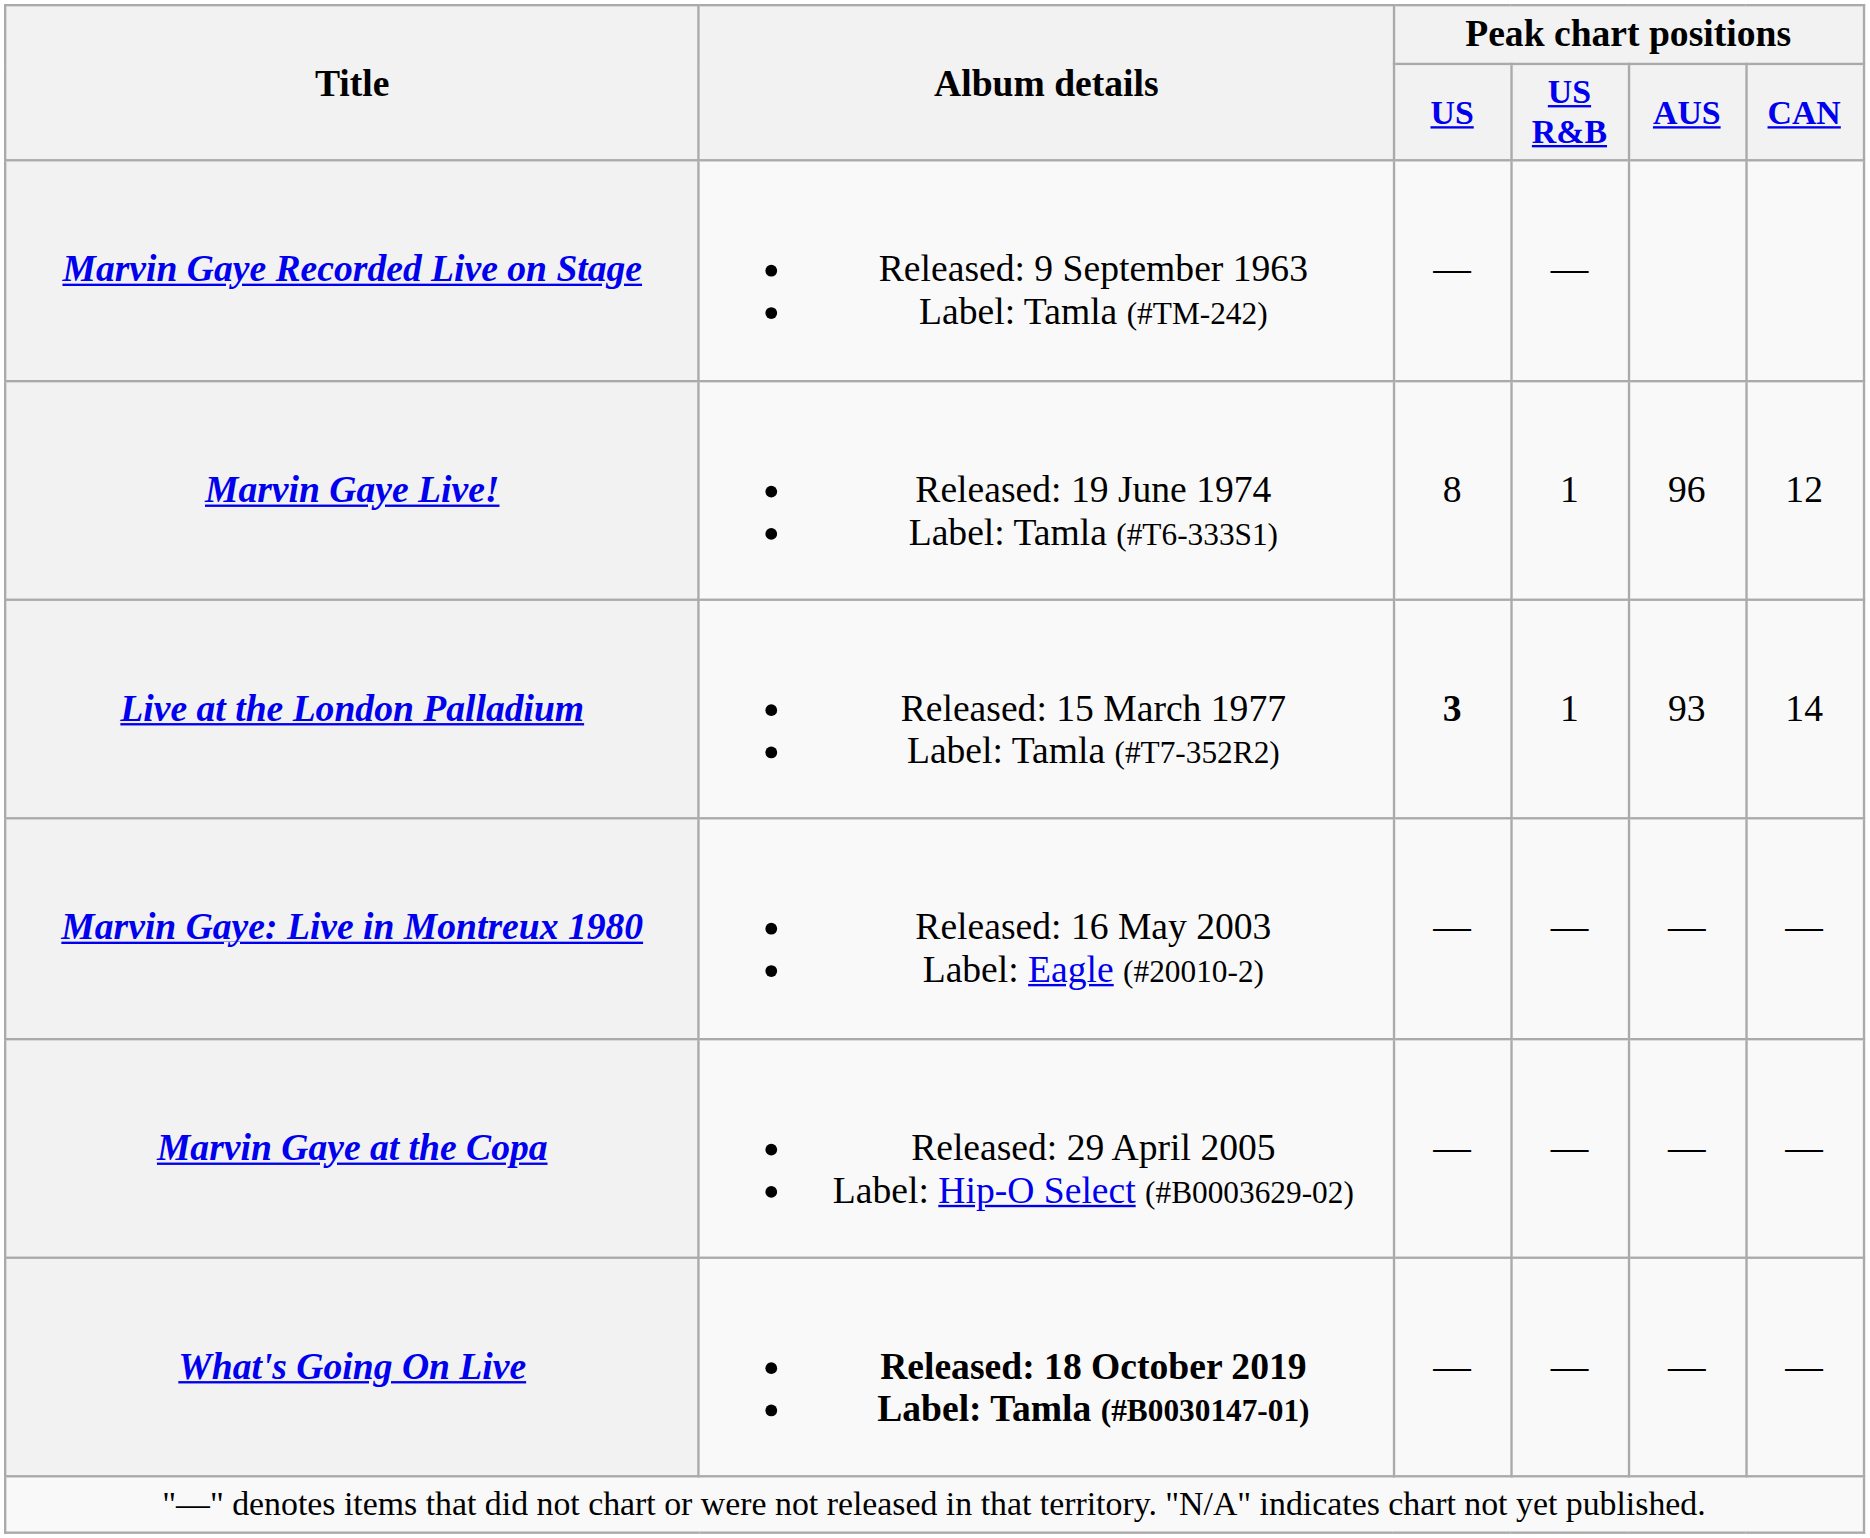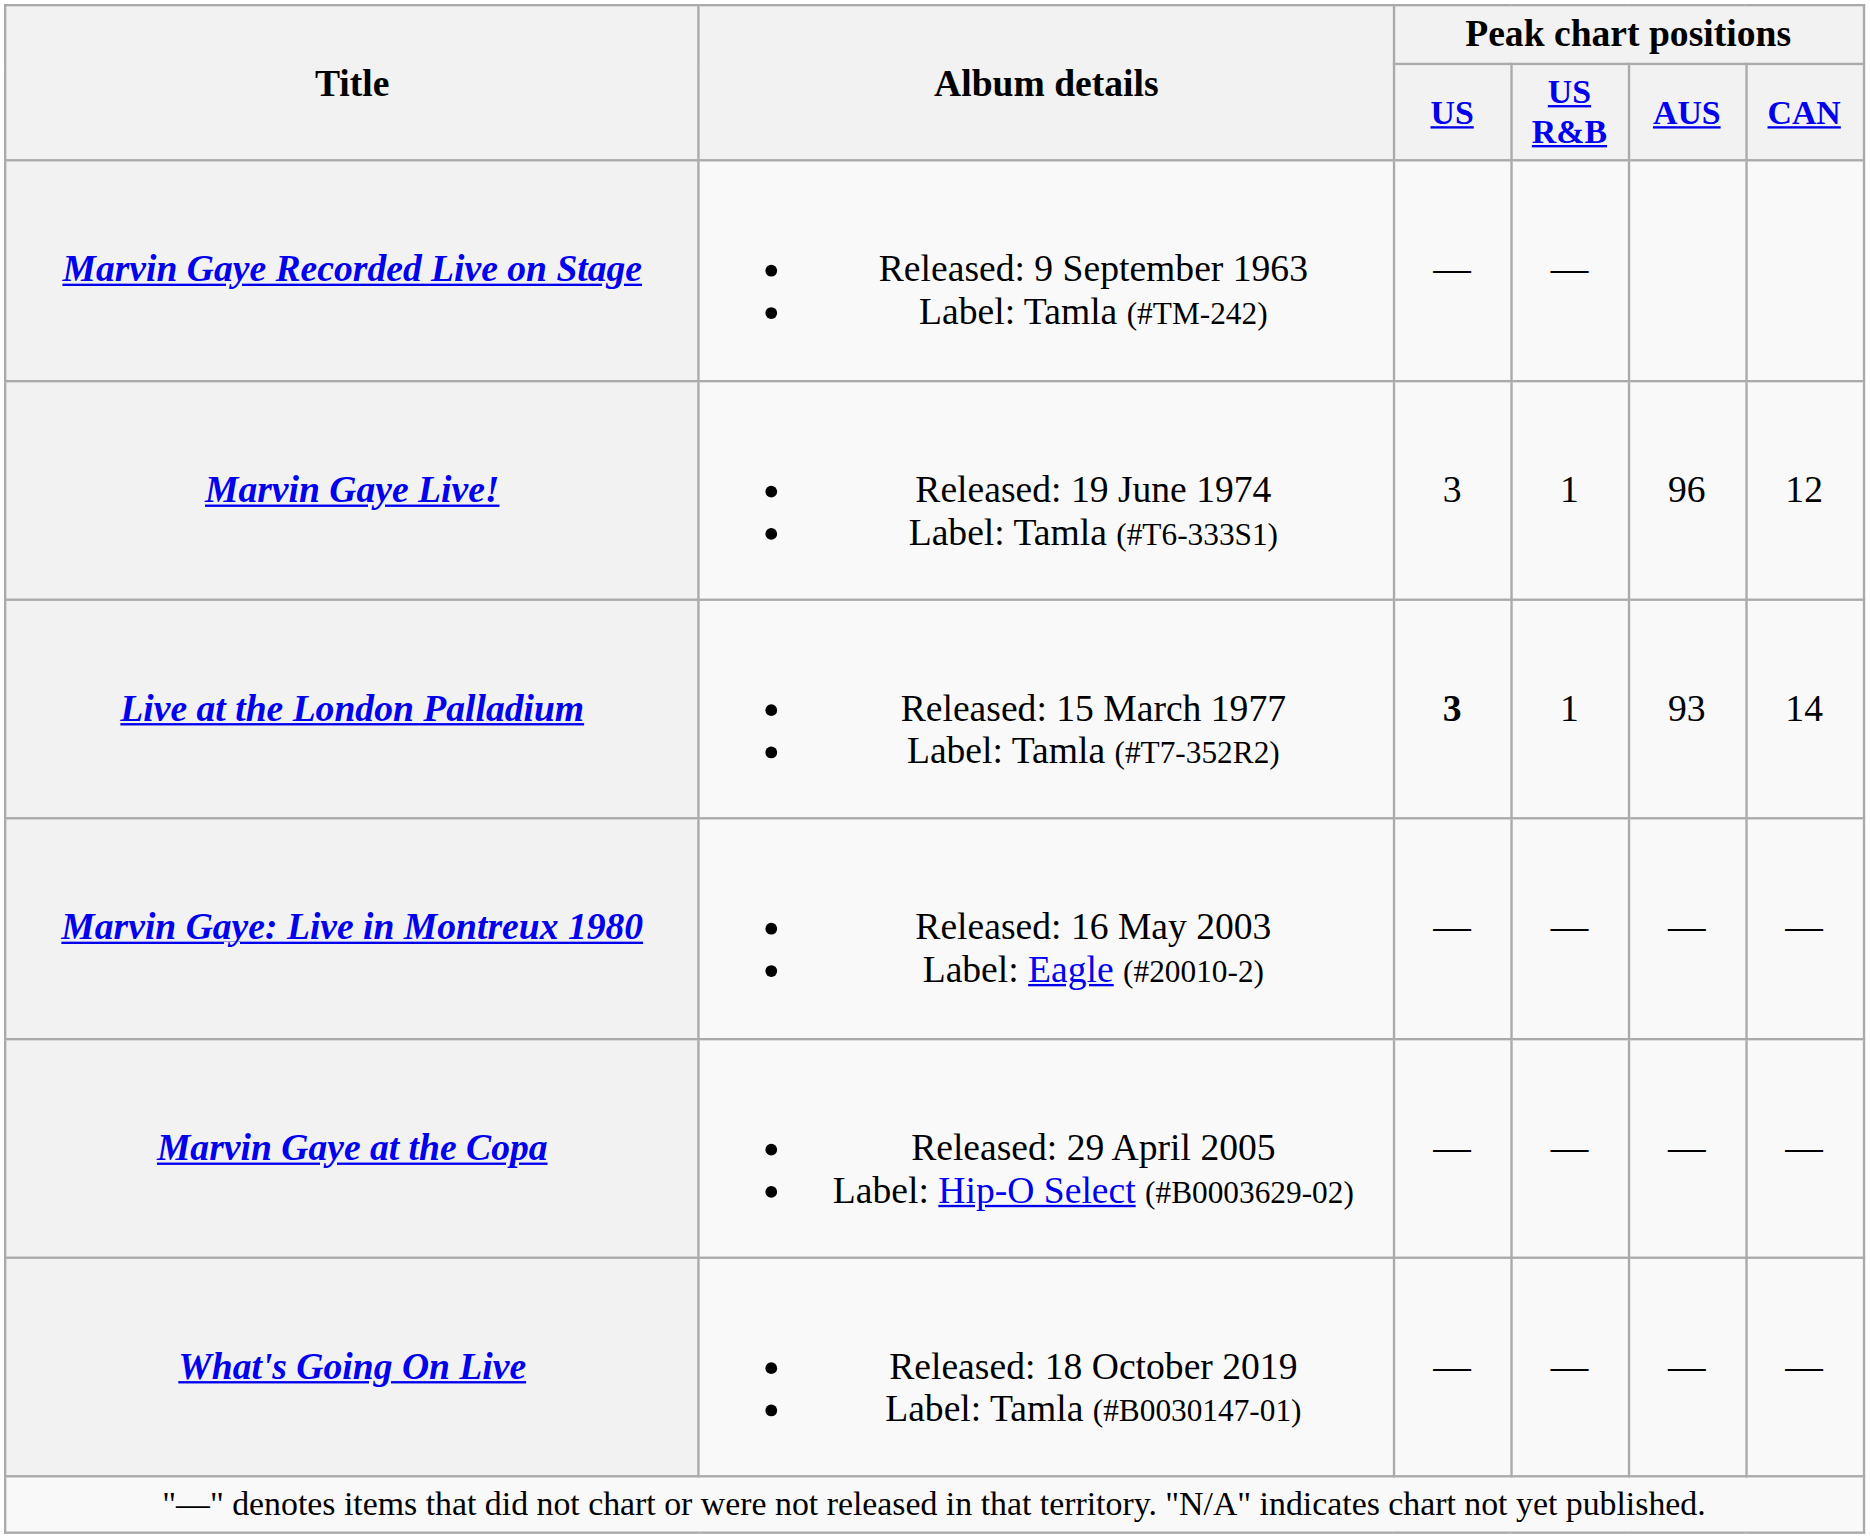(1452, 489) 8 -> (1452, 489) 3
(1046, 1389) bold -> (1046, 1389) normal
